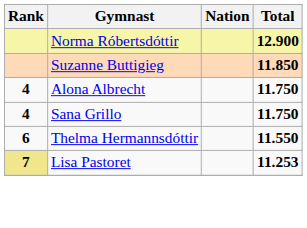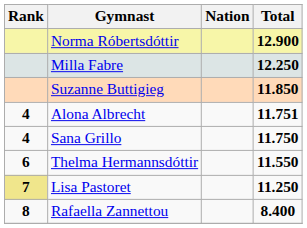+ row: (87, 65)
(278, 89) 11.750 -> (278, 114) 11.751
(278, 162) 11.253 -> (278, 187) 11.250
+ row: (110, 211)
